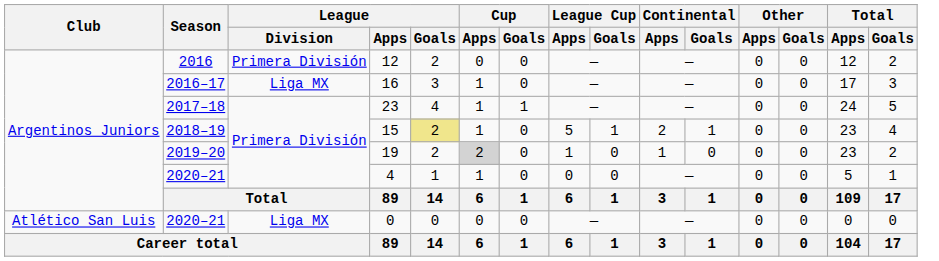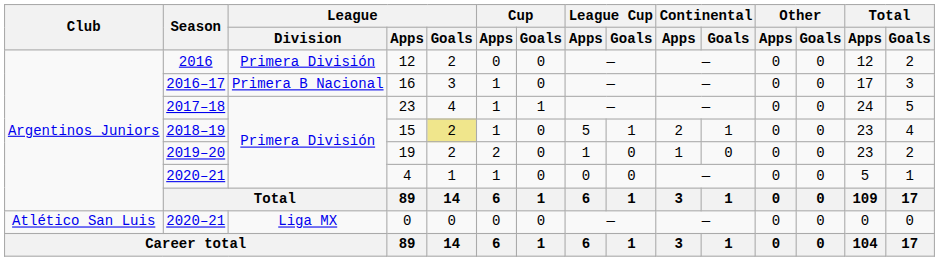(299, 85) Liga MX -> (308, 85) Primera B Nacional
(479, 153) lightgrey background -> (496, 153) no background
